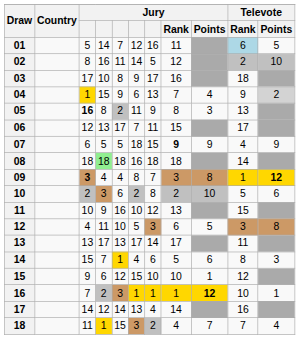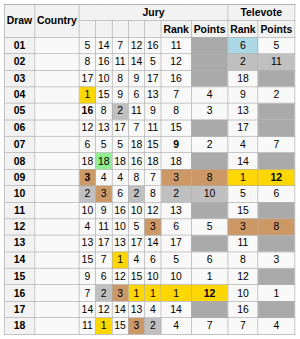(276, 62) 10 -> (276, 62) 11
(276, 95) lightgrey background -> (276, 95) no background
(210, 144) 9 -> (210, 144) 2
(276, 144) 9 -> (276, 144) 7
